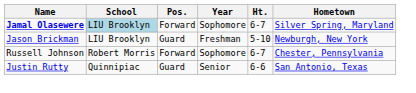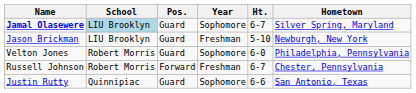(177, 25) Forward -> (172, 25) Guard
+ row: (37, 53)
(223, 53) Sophomore -> (220, 67) Freshman
(215, 67) Senior -> (223, 81) Sophomore
